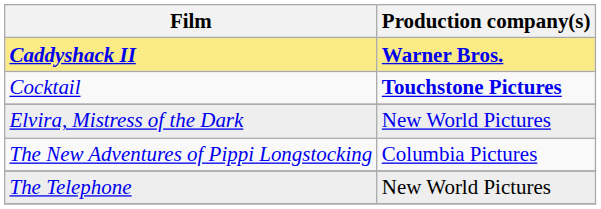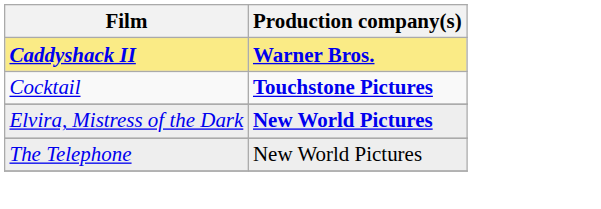(466, 120) normal -> (343, 120) bold
- row: (191, 154)
